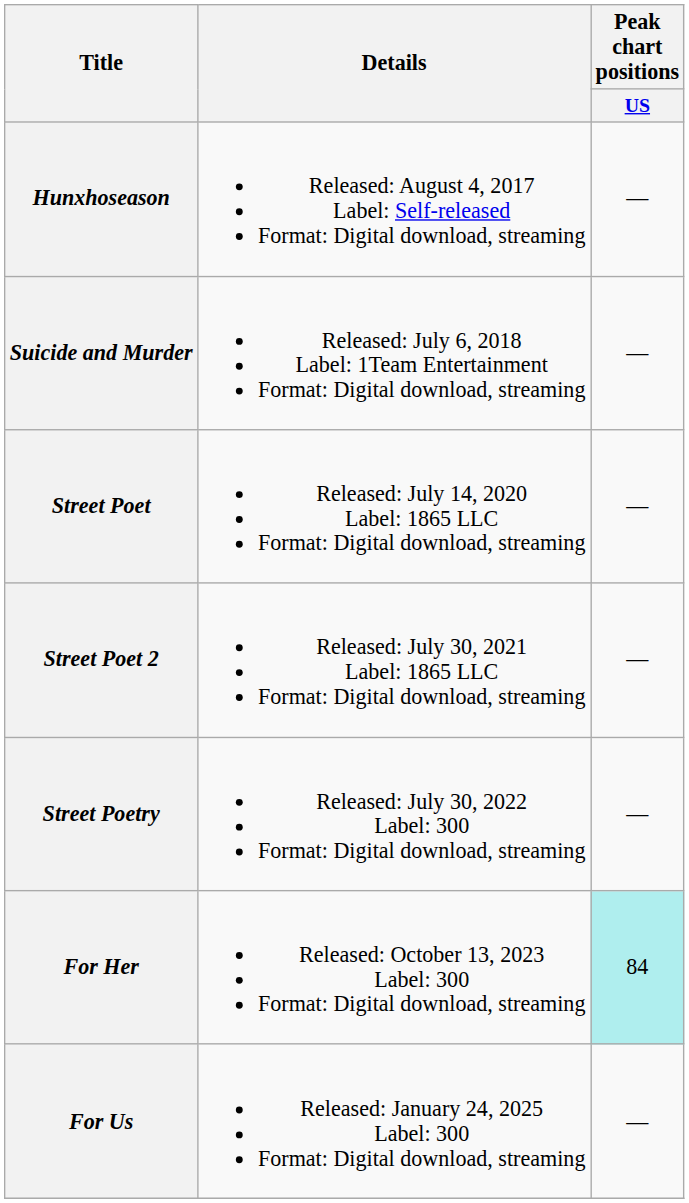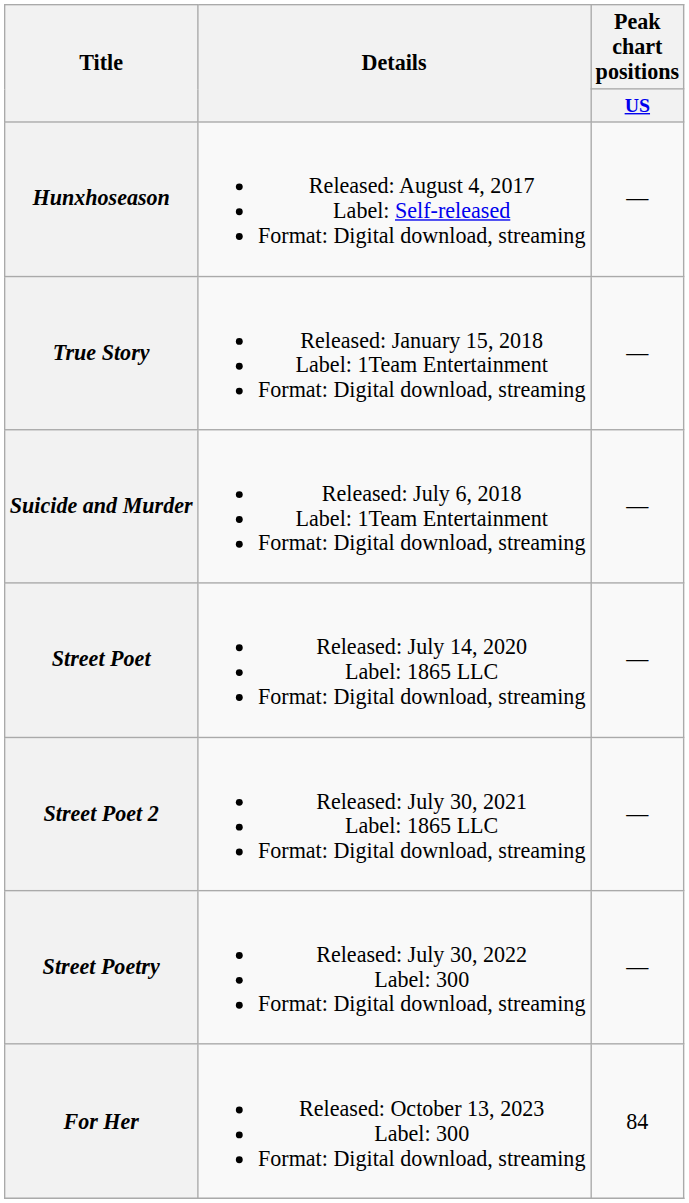+ row: (101, 352)
(637, 967) paleturquoise background -> (637, 1121) no background
- row: (101, 1121)
